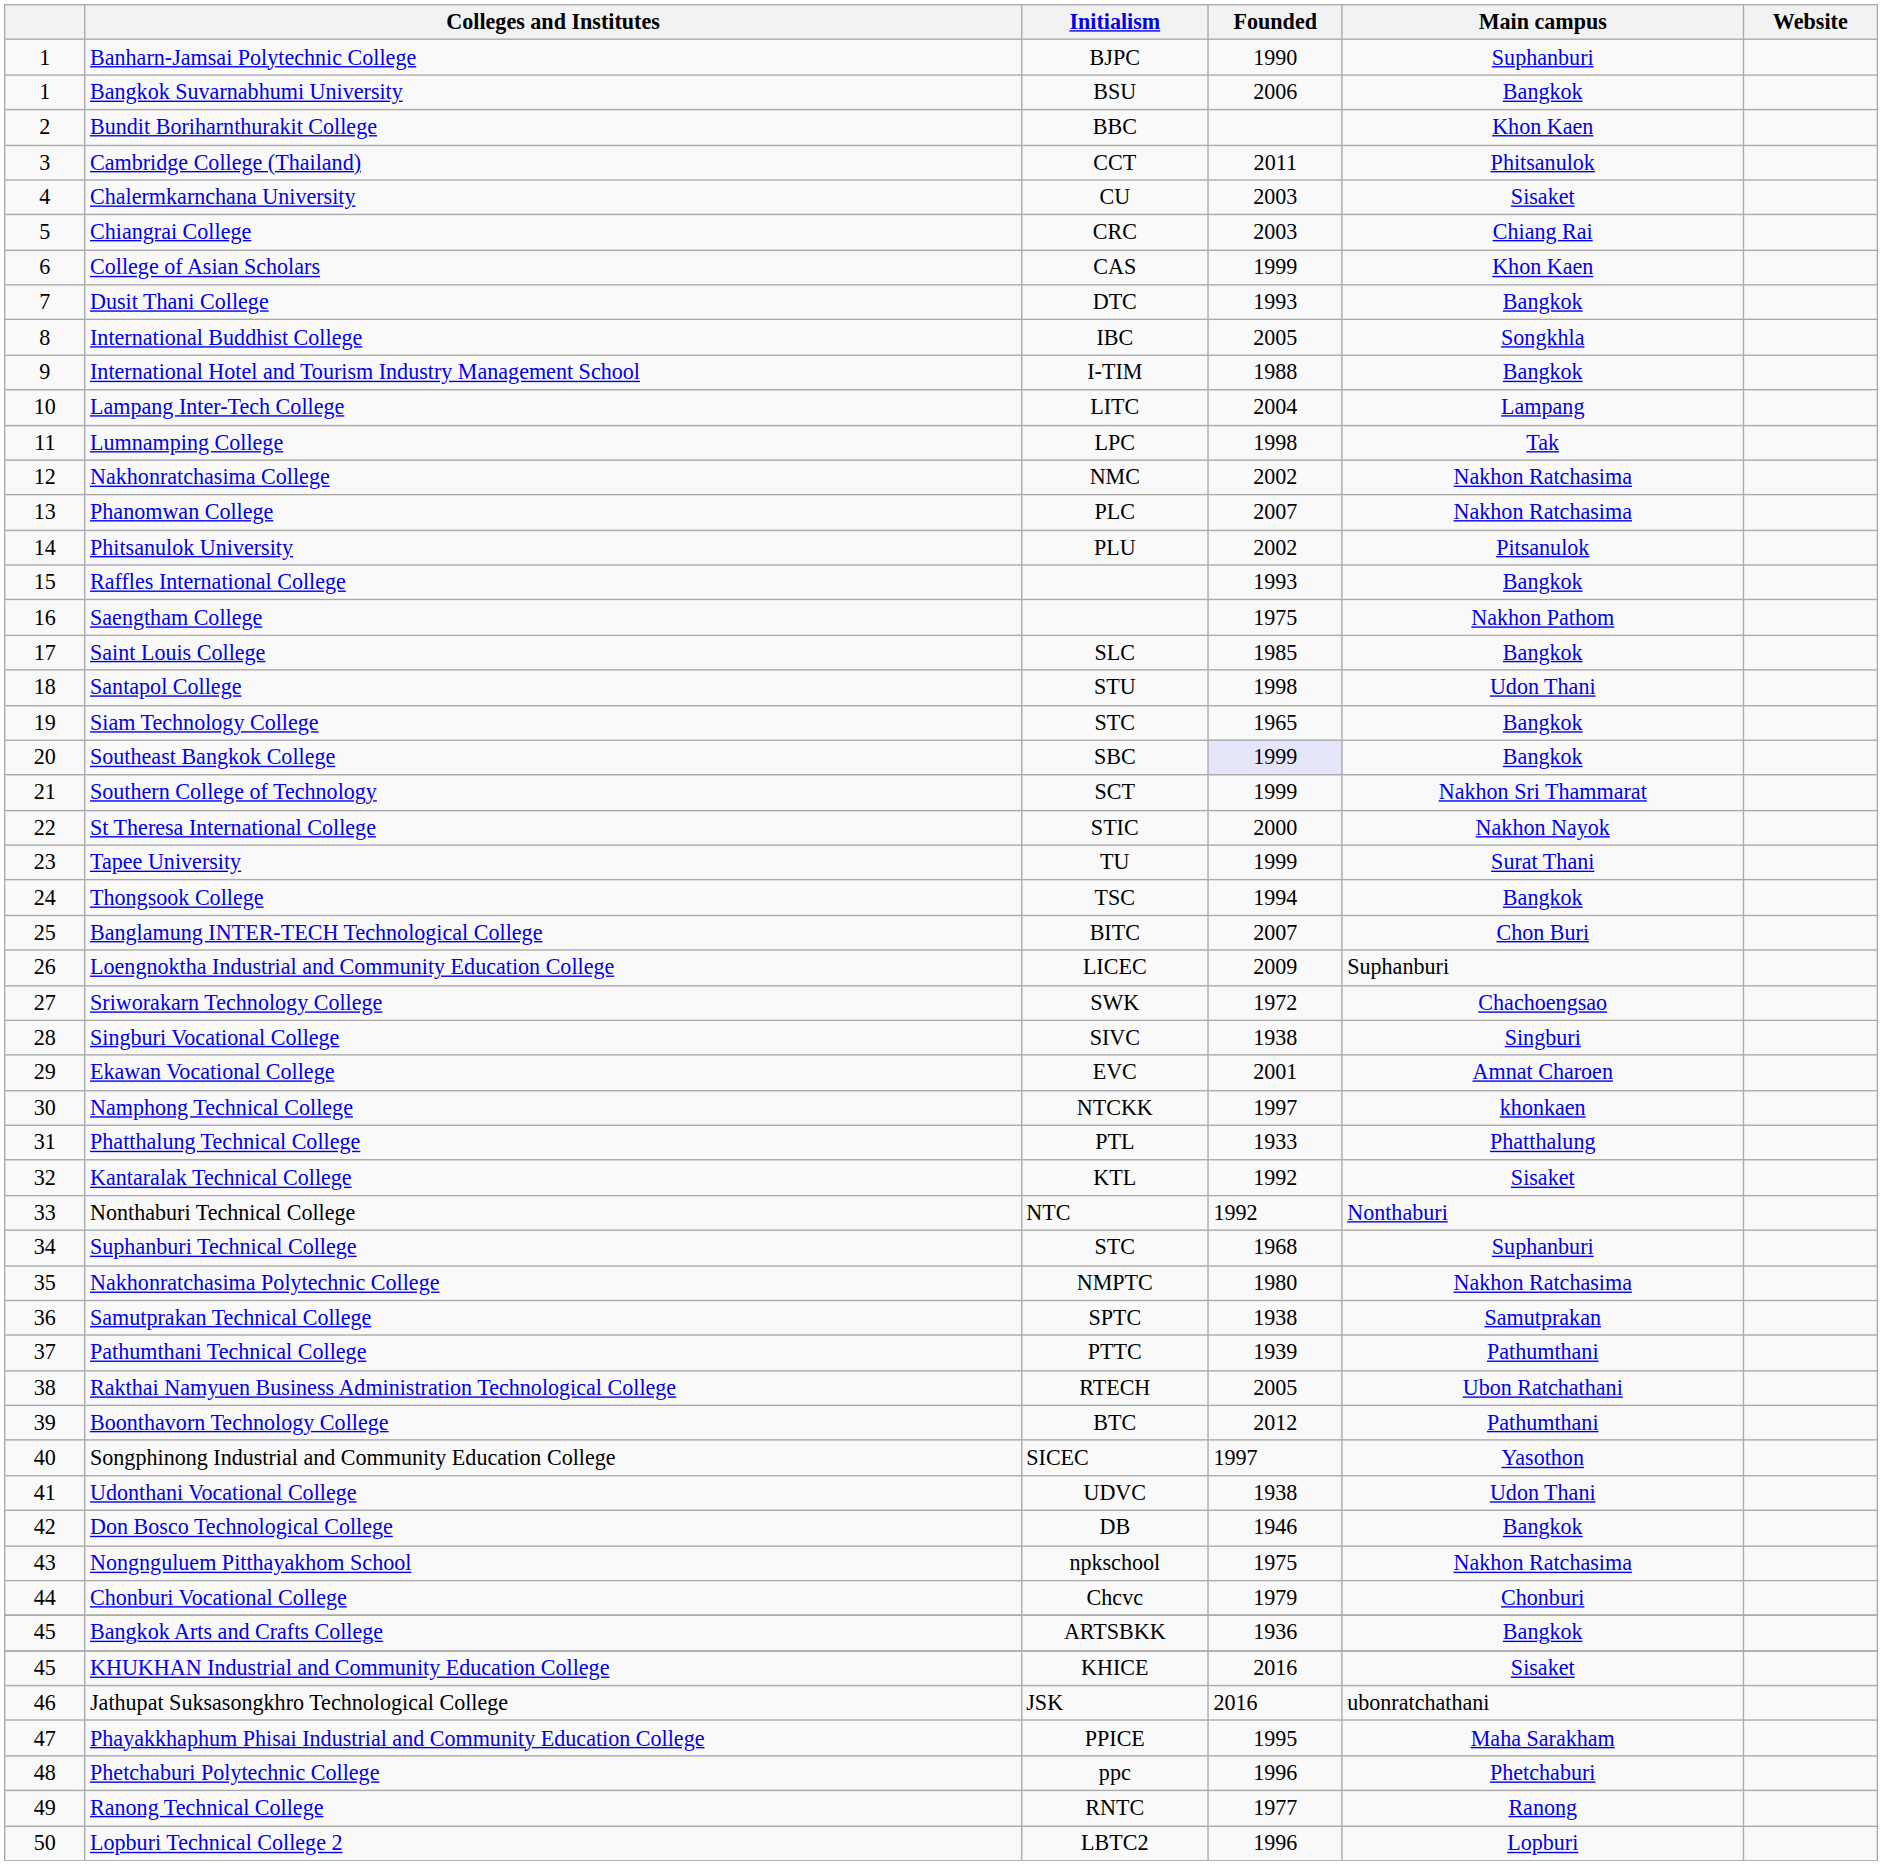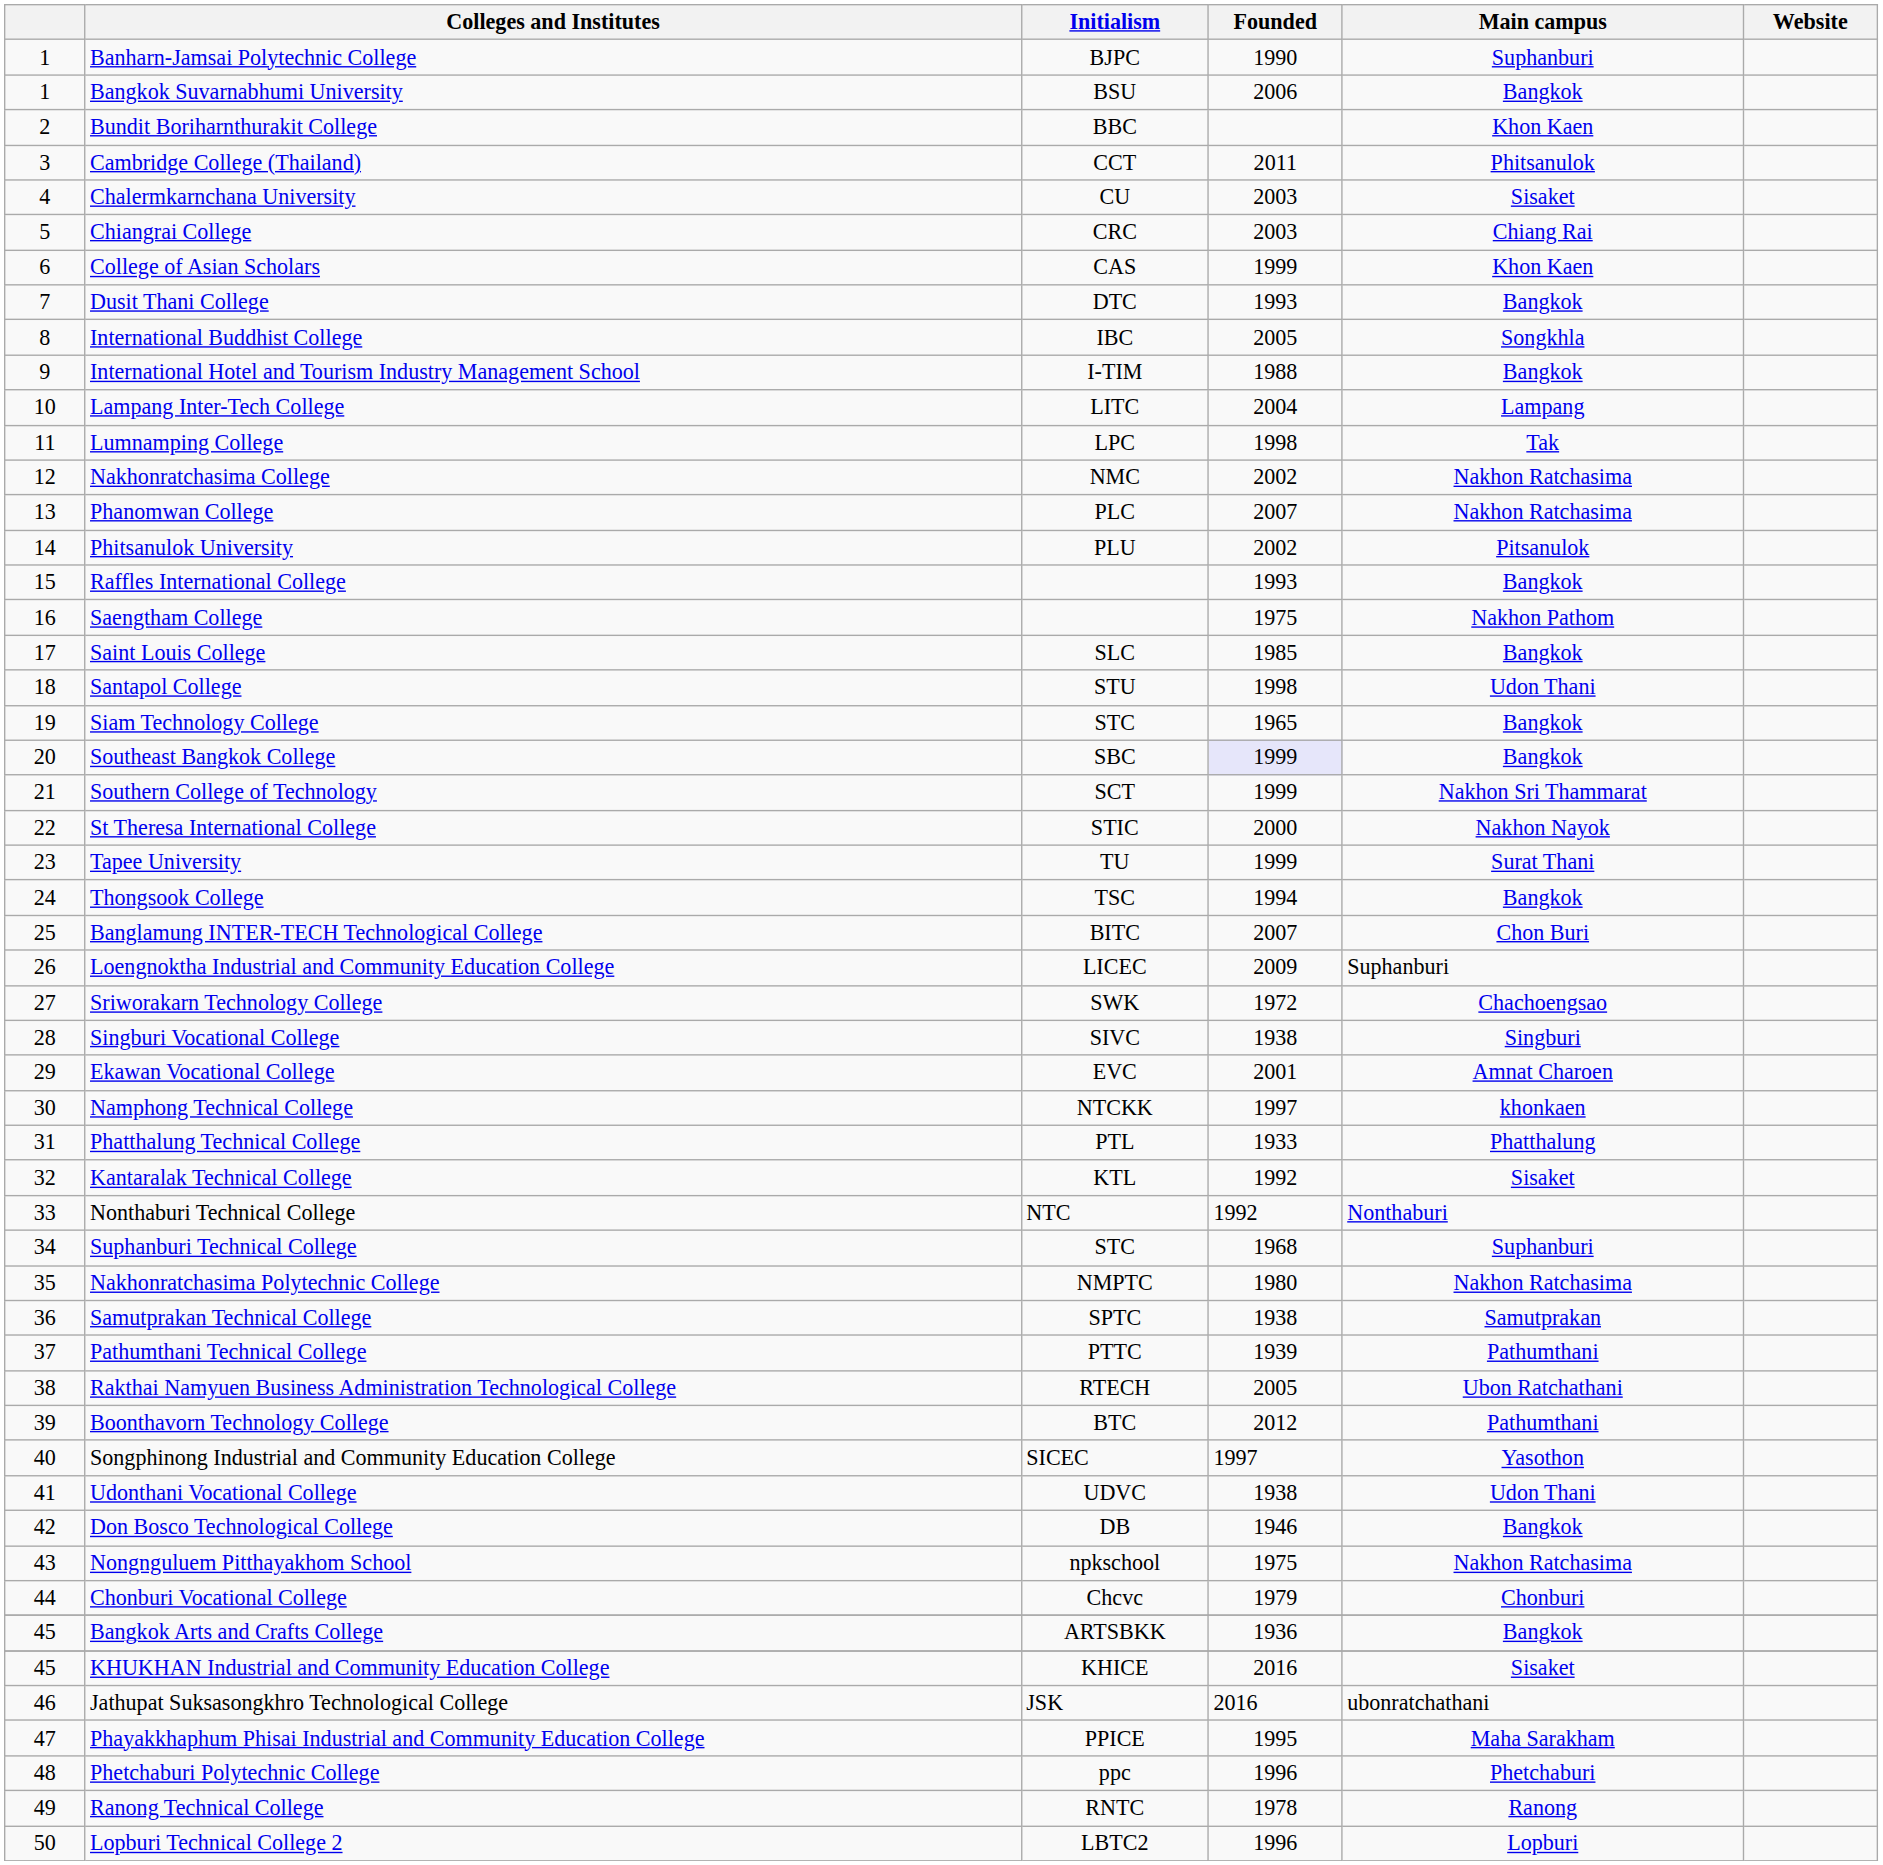(1275, 1807) 1977 -> (1275, 1807) 1978
